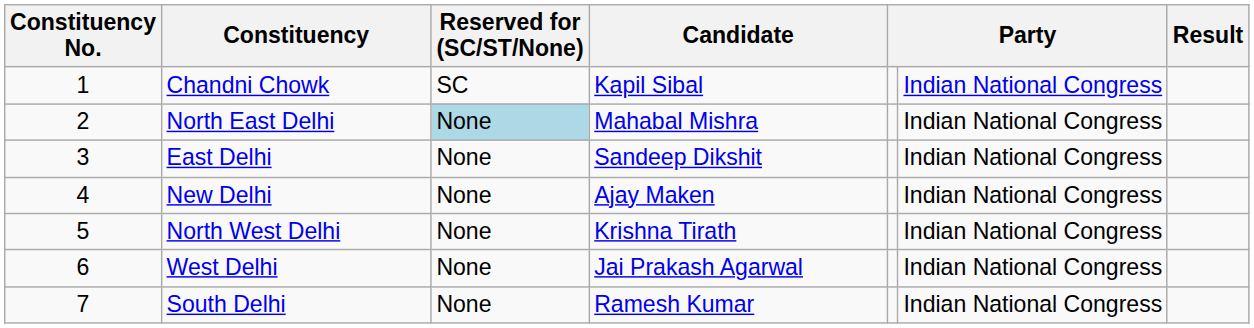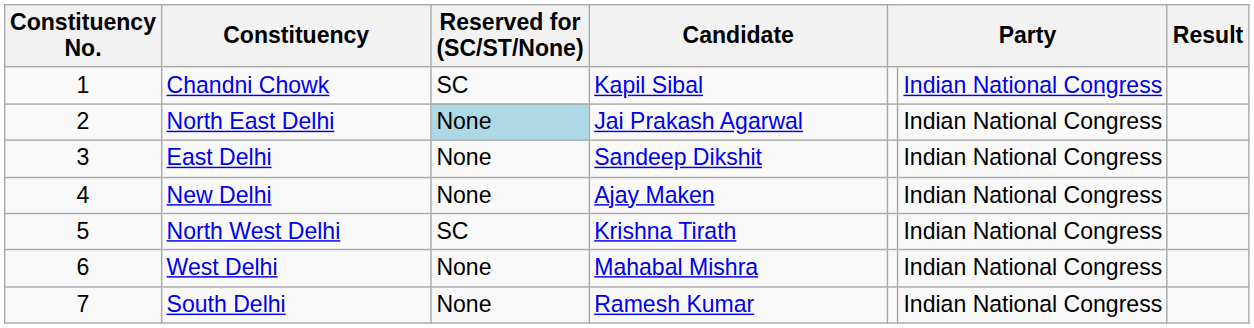(676, 121) Mahabal Mishra -> (699, 121) Jai Prakash Agarwal
(464, 231) None -> (452, 231) SC
(699, 267) Jai Prakash Agarwal -> (676, 267) Mahabal Mishra
